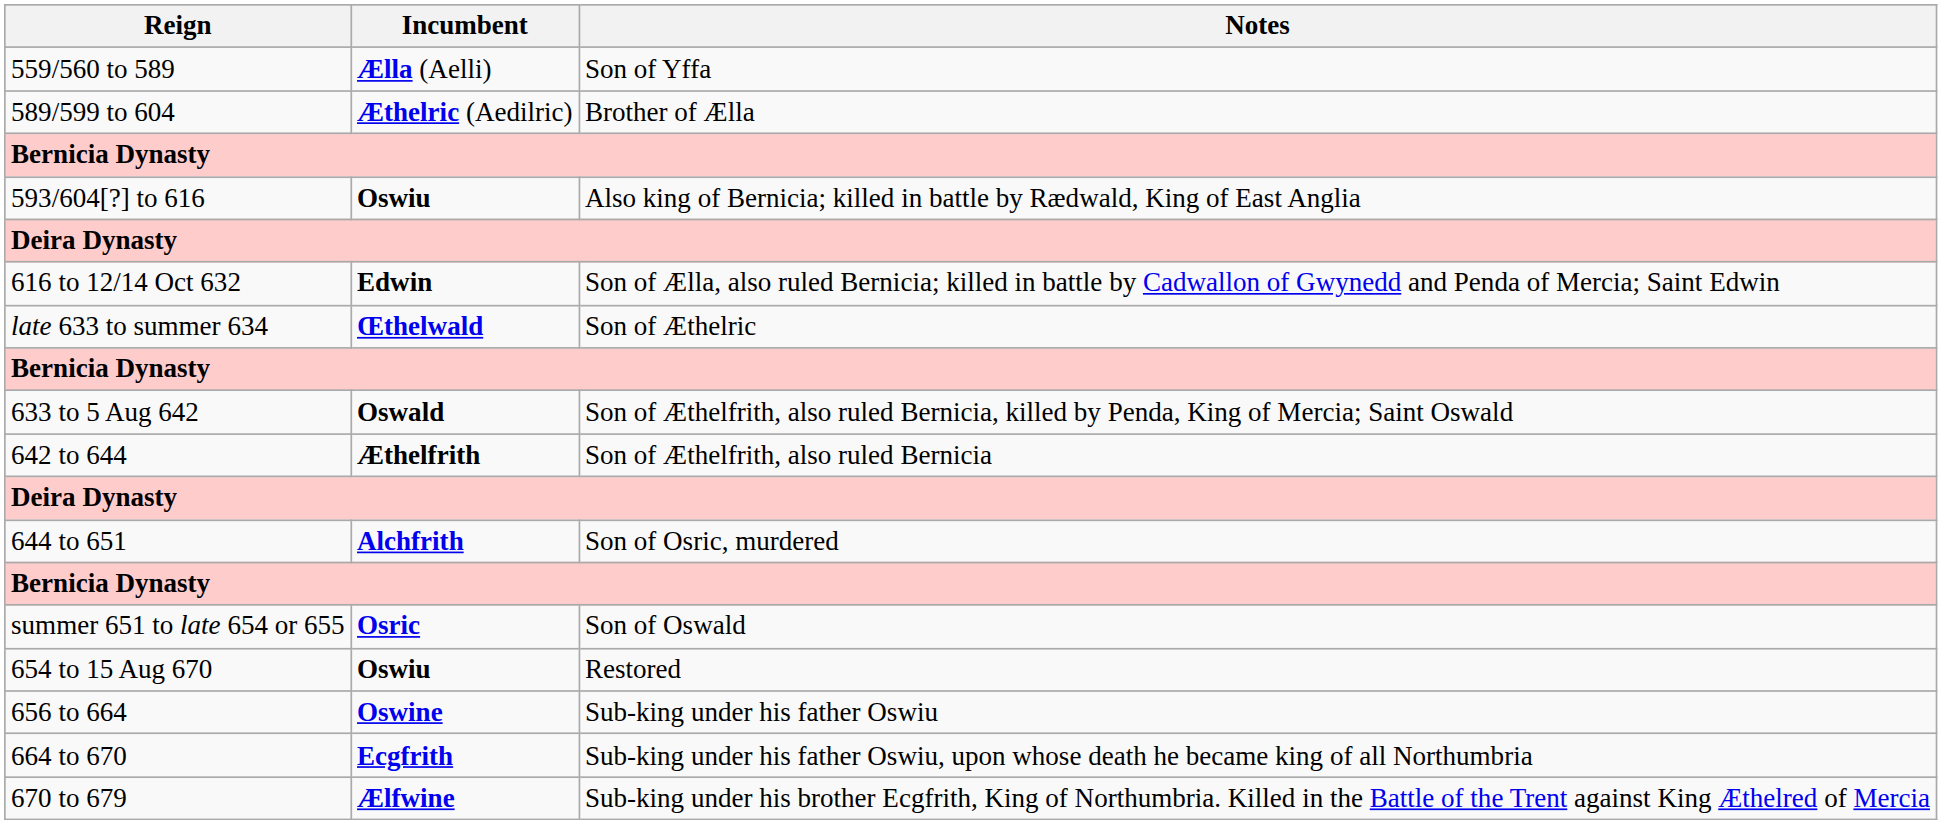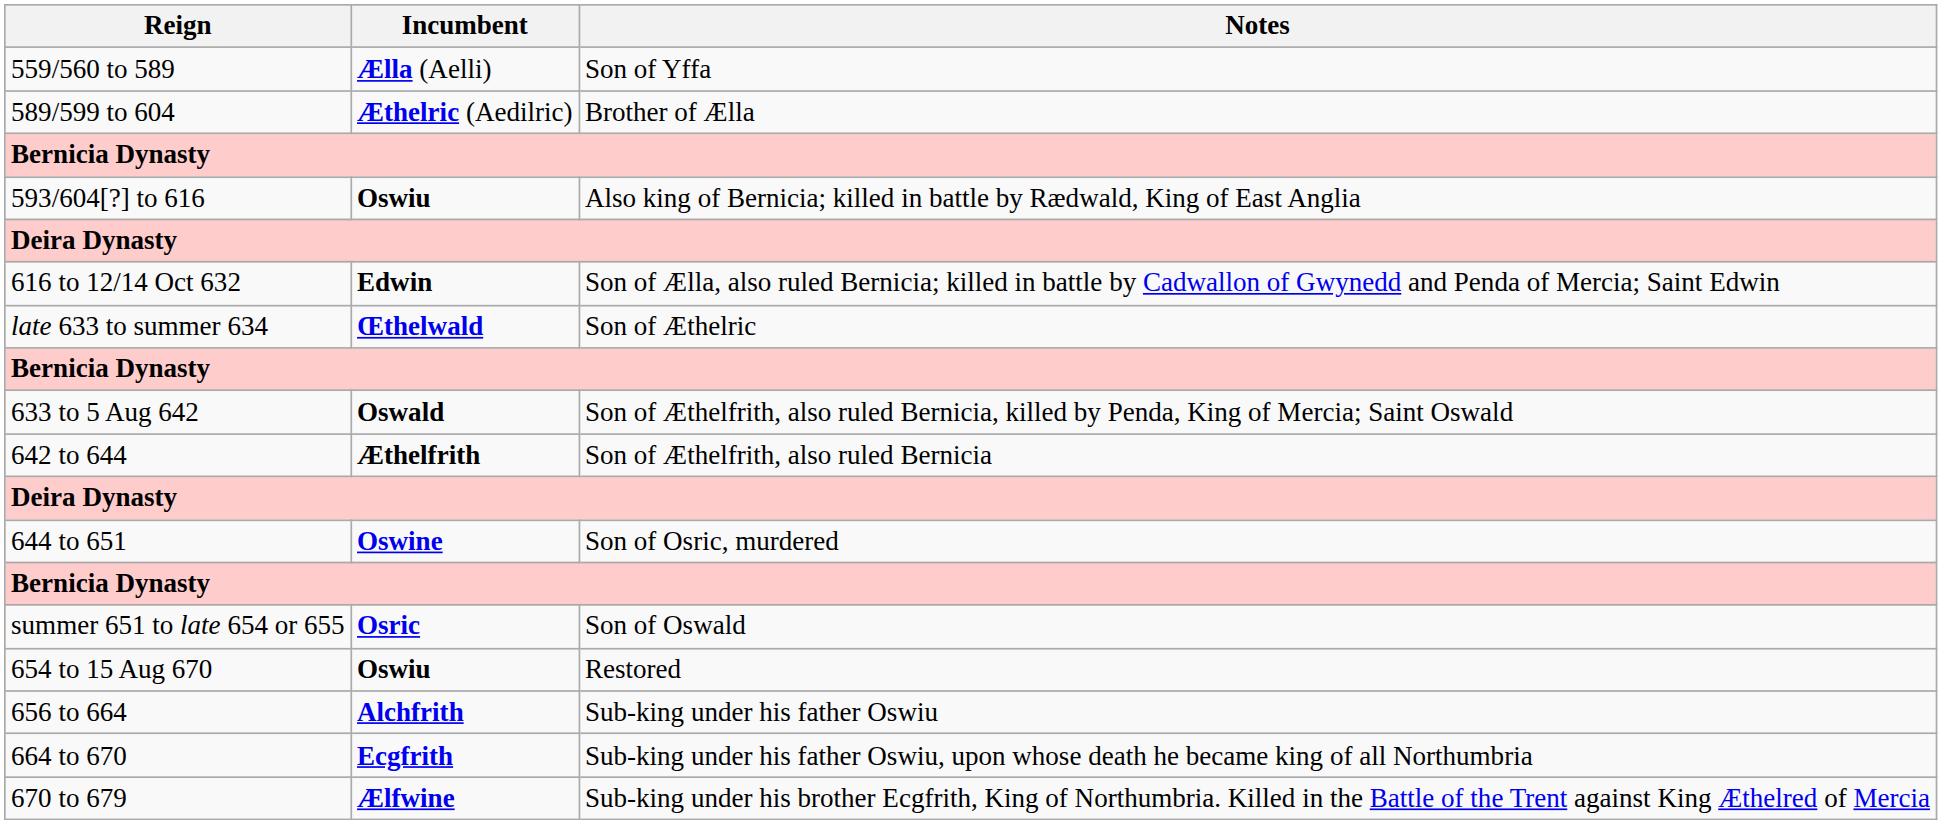(410, 540) Alchfrith -> (400, 540) Oswine
(400, 712) Oswine -> (410, 712) Alchfrith
